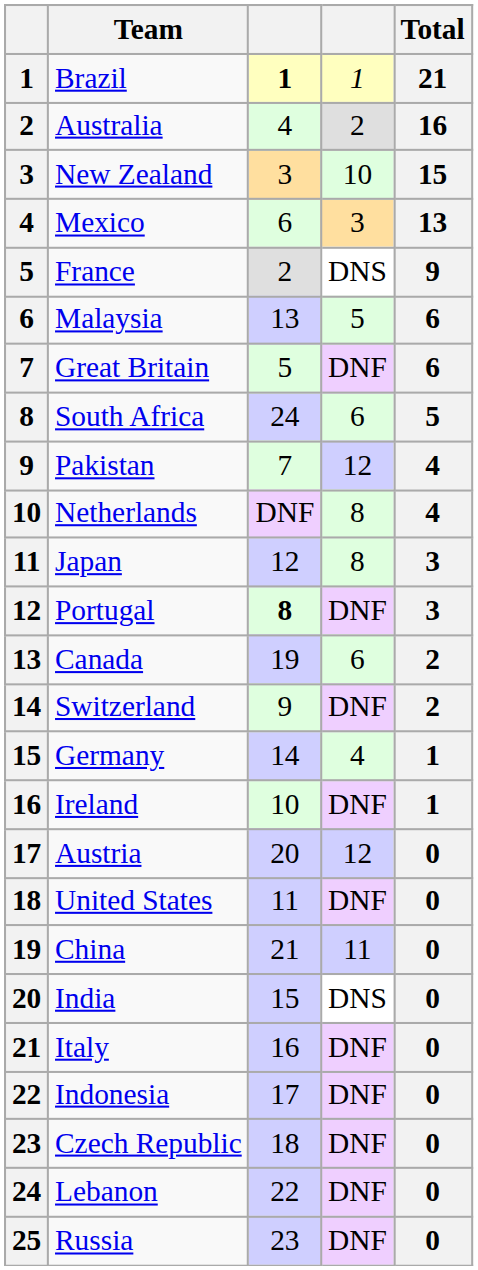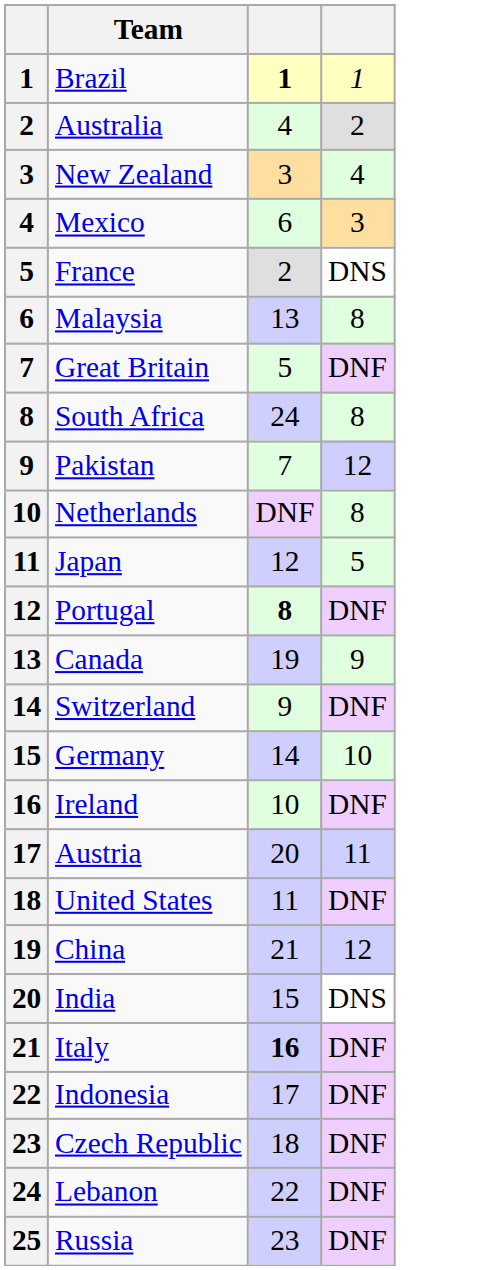- column: (433, 29)
(357, 174) 10 -> (357, 174) 4
(357, 319) 5 -> (357, 319) 8
(357, 416) 6 -> (357, 416) 8
(357, 562) 8 -> (357, 562) 5
(357, 658) 6 -> (357, 658) 9
(357, 755) 4 -> (357, 755) 10
(357, 852) 12 -> (357, 852) 11
(357, 949) 11 -> (357, 949) 12
(285, 1046) normal -> (285, 1046) bold
